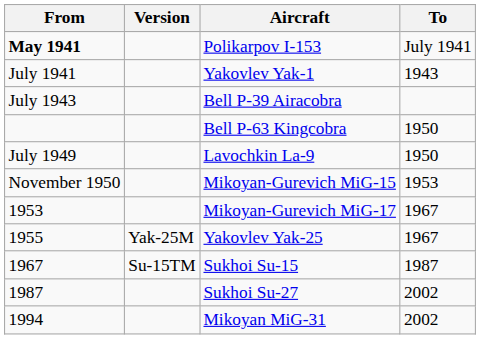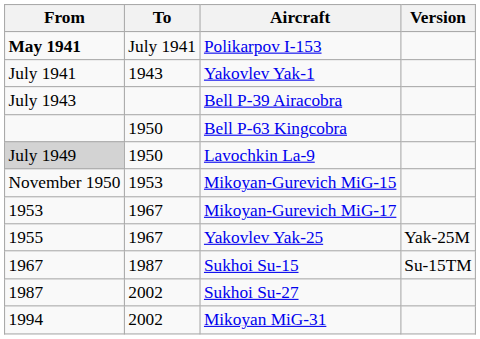columns swapped: (438, 18) <-> (162, 18)
(42, 155) no background -> (42, 155) lightgrey background
